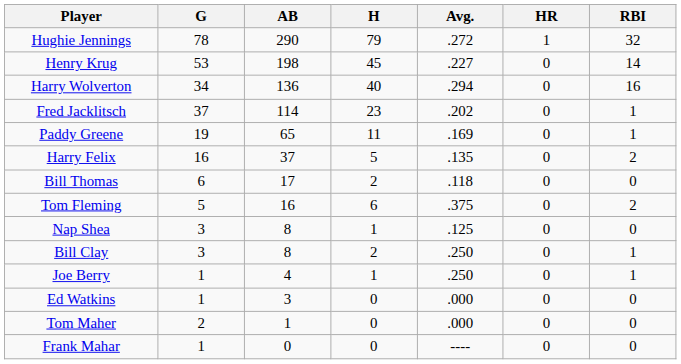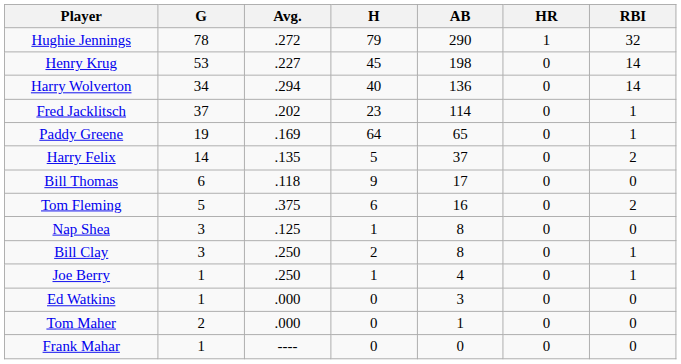columns swapped: (287, 16) <-> (460, 16)
(633, 87) 16 -> (633, 87) 14
(374, 134) 11 -> (374, 134) 64
(201, 157) 16 -> (201, 157) 14
(374, 181) 2 -> (374, 181) 9
